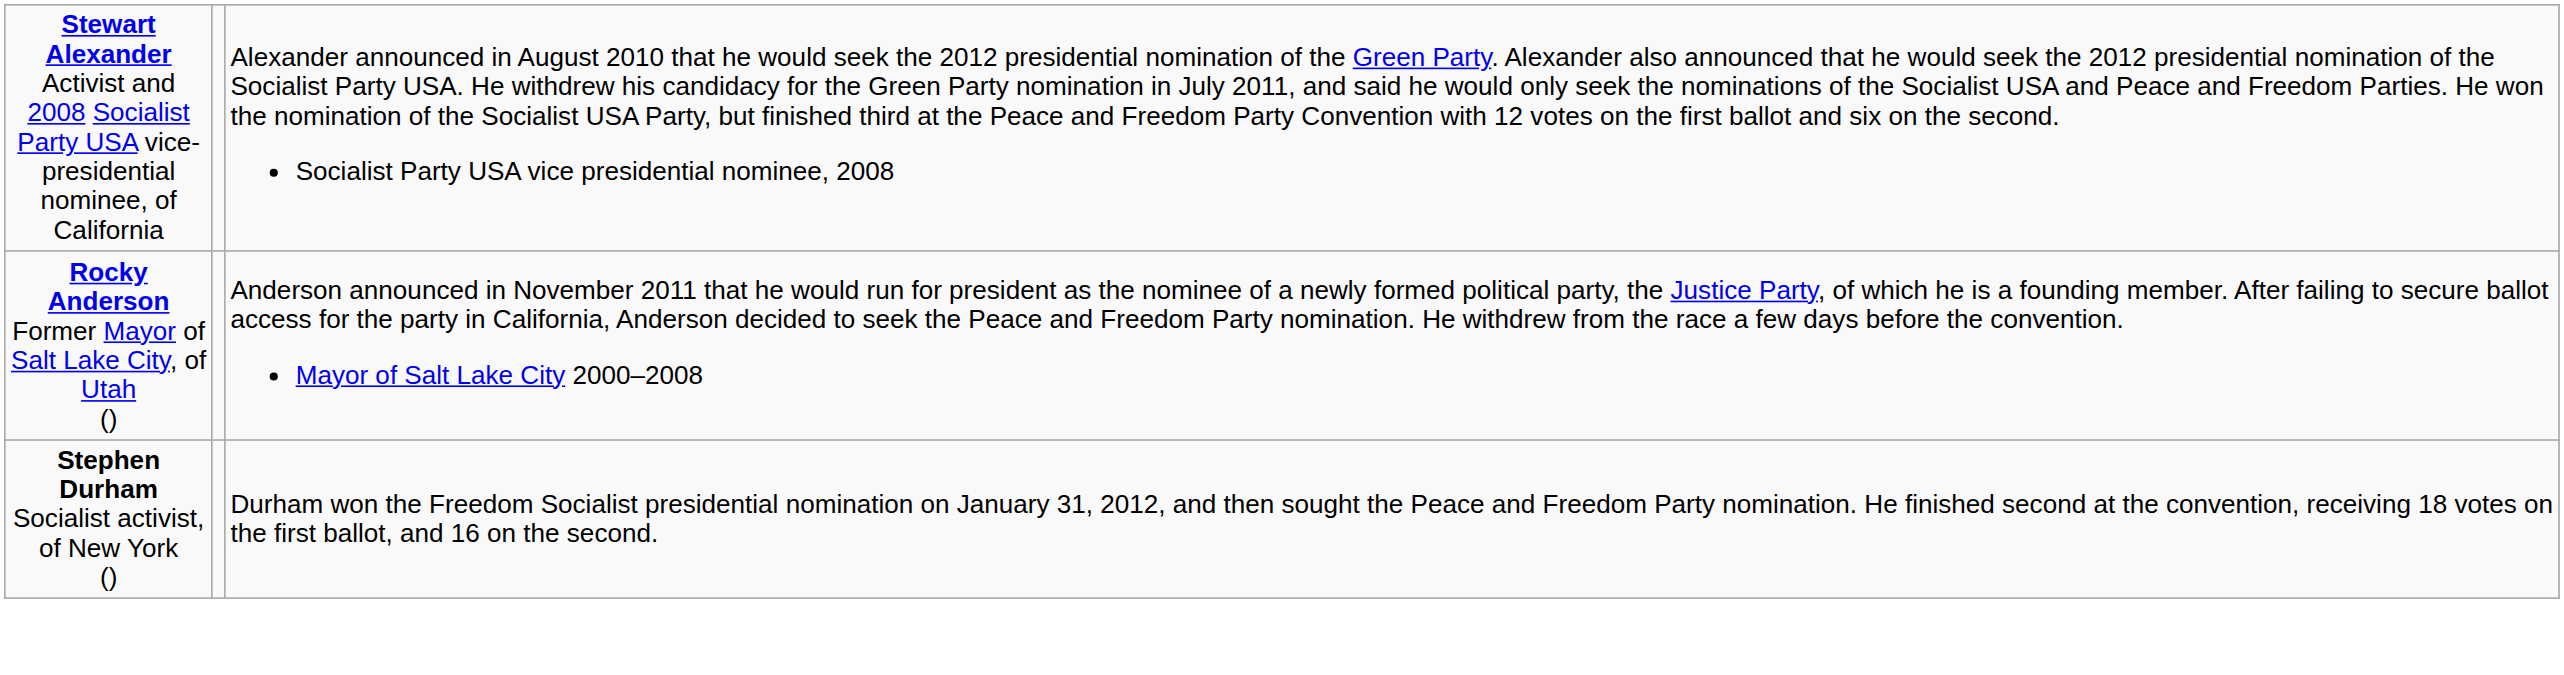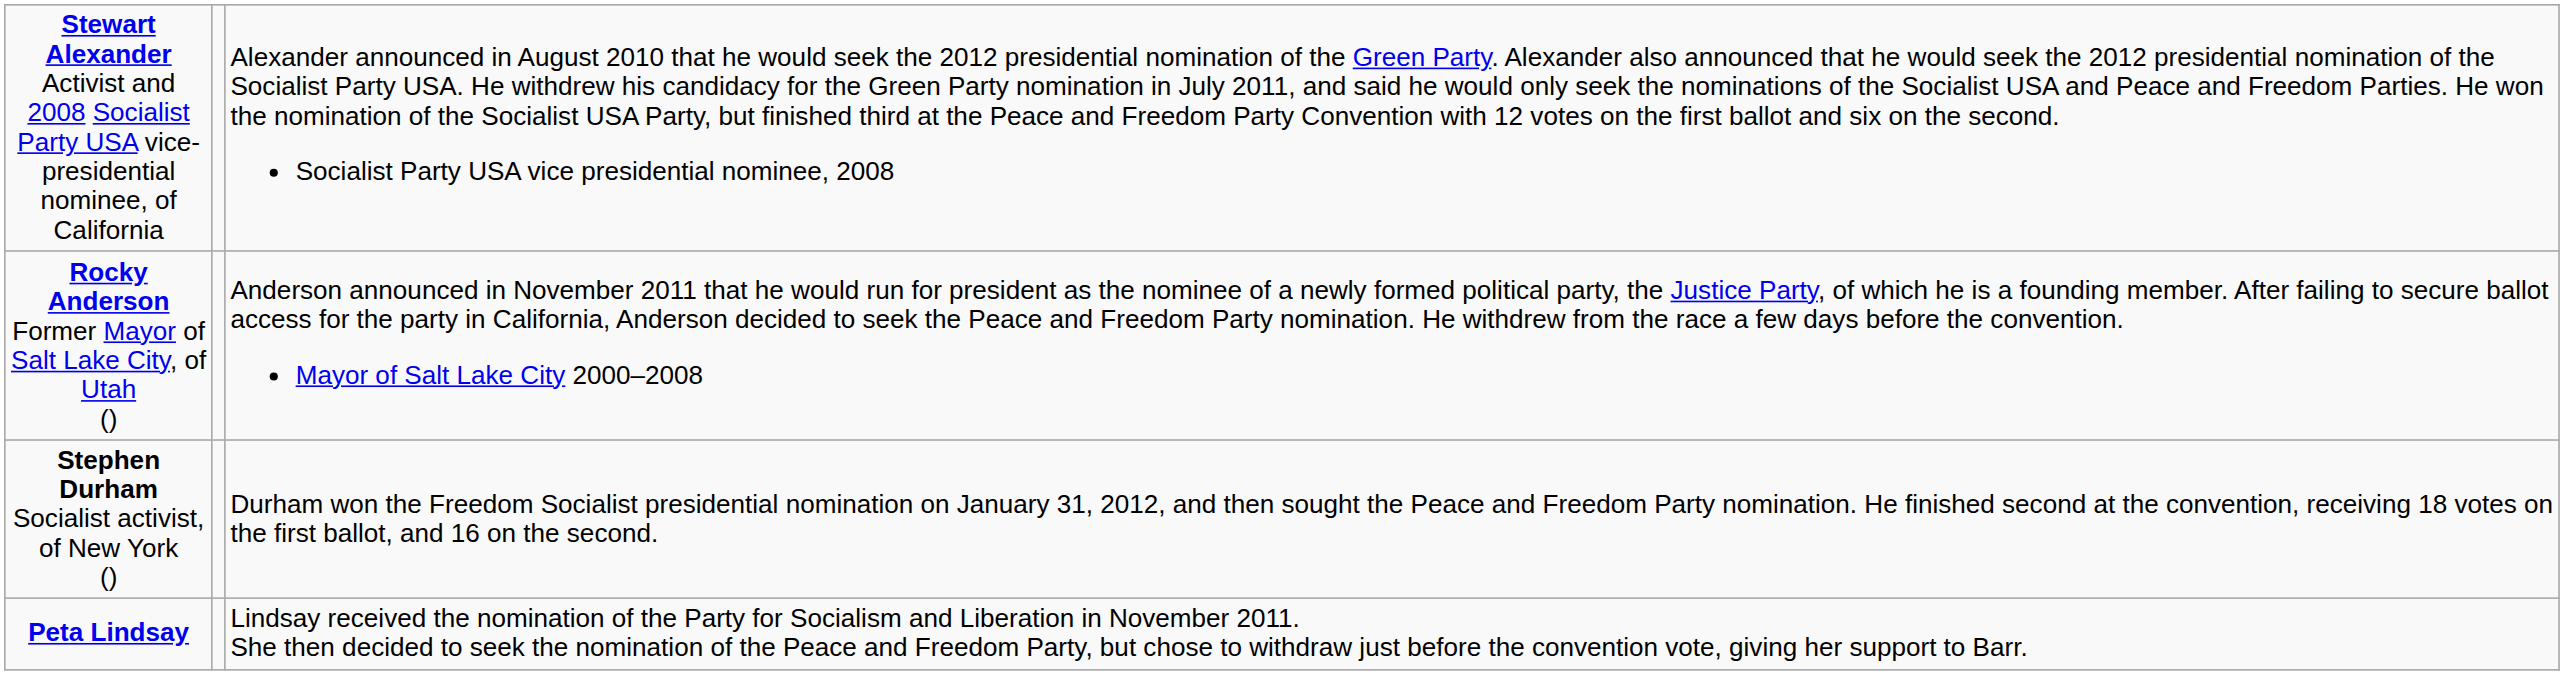+ row: (109, 633)
